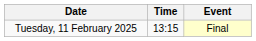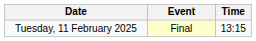columns swapped: (166, 12) <-> (218, 12)
